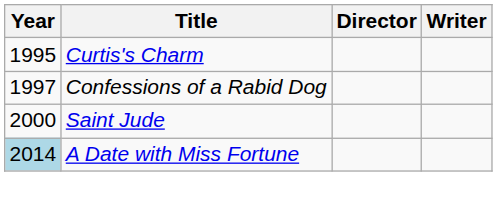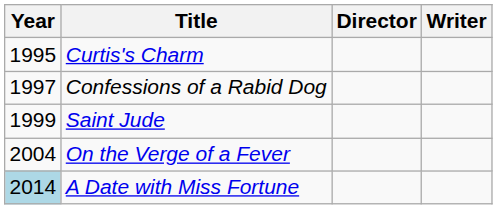(33, 120) 2000 -> (33, 120) 1999
+ row: (178, 154)
